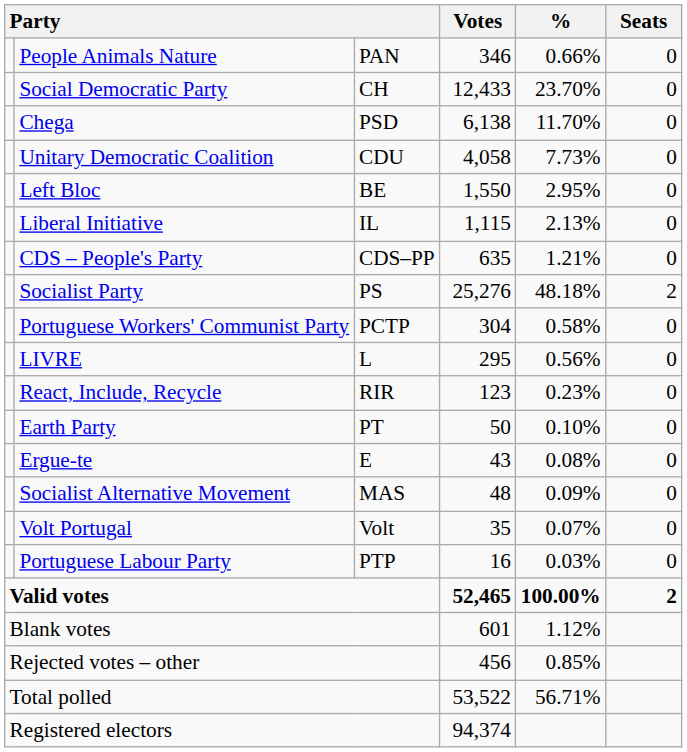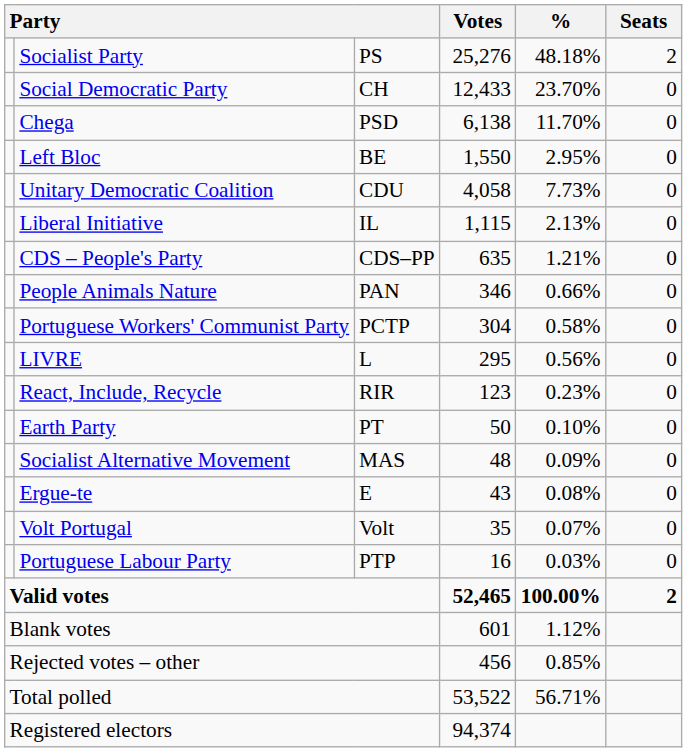rows swapped: (81, 291) <-> (118, 55)
rows swapped: (146, 156) <-> (60, 190)
rows swapped: (155, 493) <-> (56, 460)
